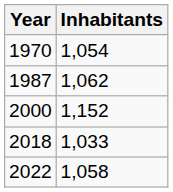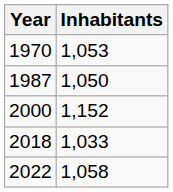(85, 50) 1,054 -> (85, 50) 1,053
(85, 80) 1,062 -> (85, 80) 1,050
